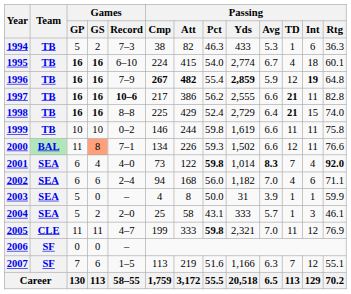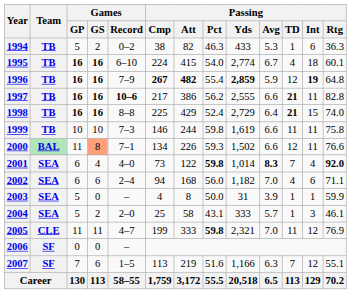(127, 46) 7–3 -> (127, 46) 0–2
(127, 130) 0–2 -> (127, 130) 7–3
